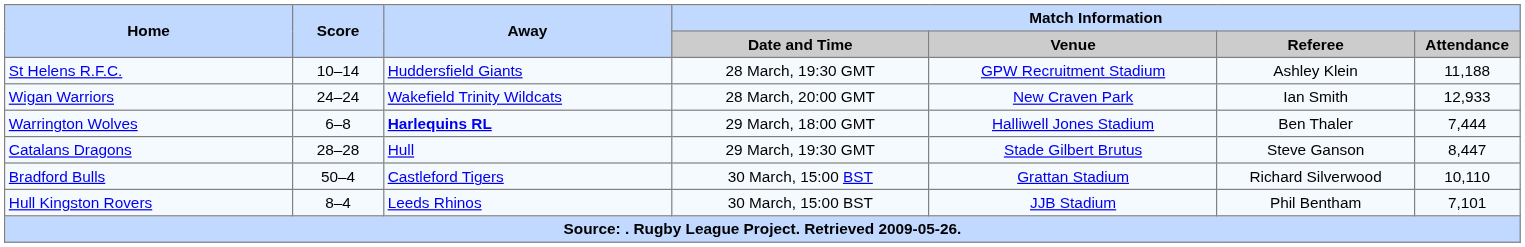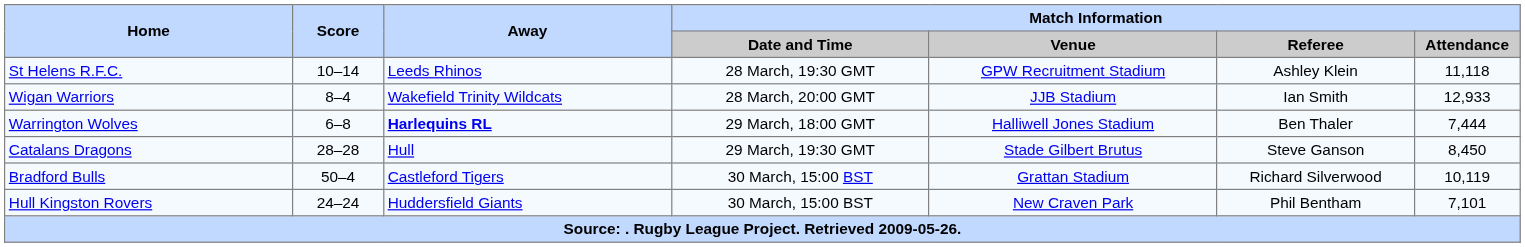(455, 71) Huddersfield Giants -> (435, 71) Leeds Rhinos
(1467, 71) 11,188 -> (1467, 71) 11,118
(338, 97) 24–24 -> (338, 97) 8–4
(1073, 97) New Craven Park -> (1073, 97) JJB Stadium
(1467, 150) 8,447 -> (1467, 150) 8,450
(1467, 176) 10,110 -> (1467, 176) 10,119
(338, 203) 8–4 -> (338, 203) 24–24
(435, 203) Leeds Rhinos -> (455, 203) Huddersfield Giants
(1073, 203) JJB Stadium -> (1073, 203) New Craven Park
